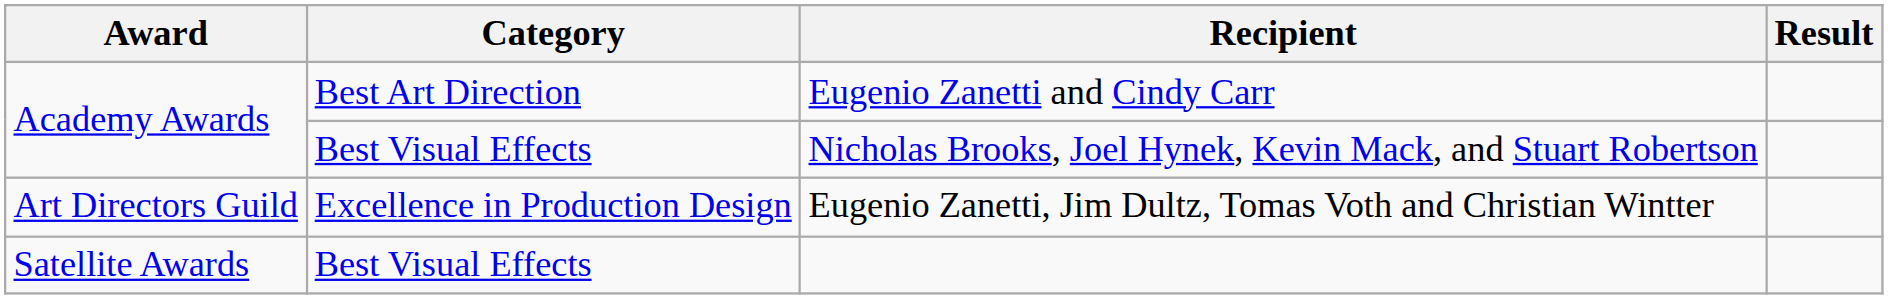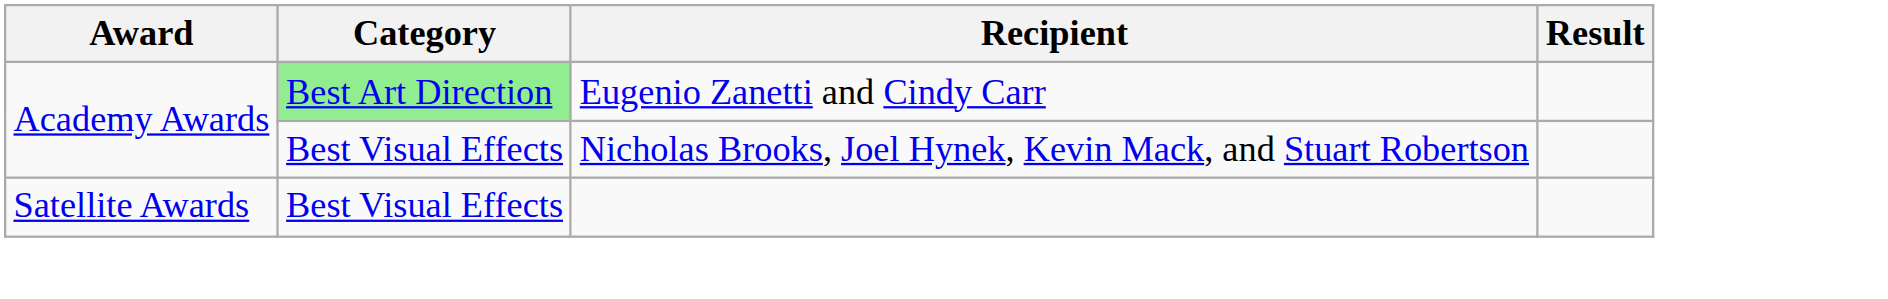(448, 90) no background -> (419, 90) lightgreen background
- row: (1261, 206)
